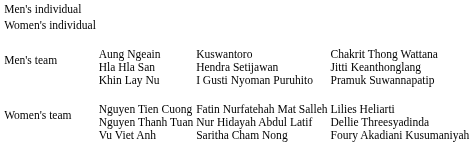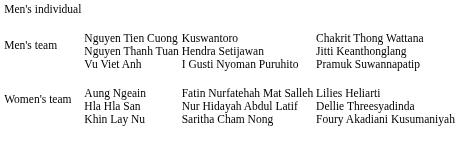- row: (50, 25)
(130, 67) Aung Ngeain Hla Hla San Khin Lay Nu -> (132, 51) Nguyen Tien Cuong Nguyen Thanh Tuan Vu Viet Anh
(146, 122) Nguyen Tien Cuong Nguyen Thanh Tuan Vu Viet Anh -> (115, 106) Aung Ngeain Hla Hla San Khin Lay Nu
